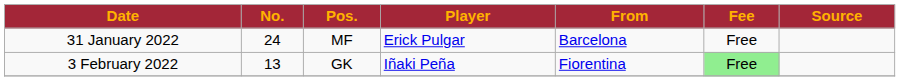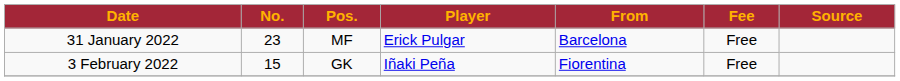(272, 40) 24 -> (272, 40) 23
(272, 64) 13 -> (272, 64) 15
(742, 64) lightgreen background -> (742, 64) no background
